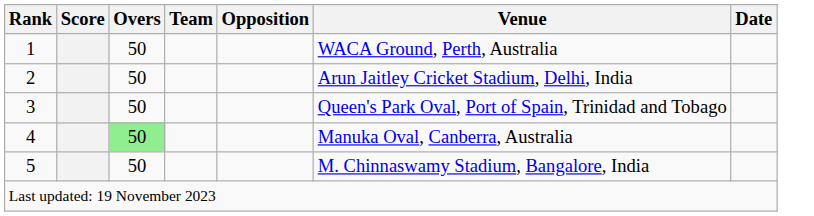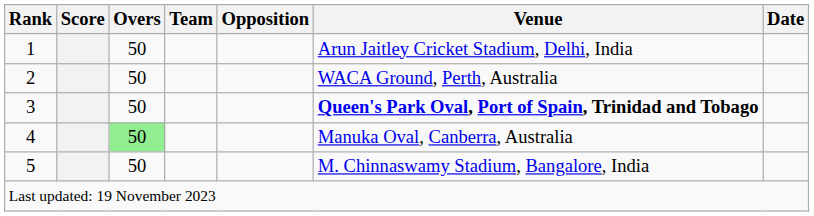(438, 48) WACA Ground, Perth, Australia -> (475, 48) Arun Jaitley Cricket Stadium, Delhi, India
(475, 78) Arun Jaitley Cricket Stadium, Delhi, India -> (438, 78) WACA Ground, Perth, Australia
(522, 107) normal -> (538, 107) bold
